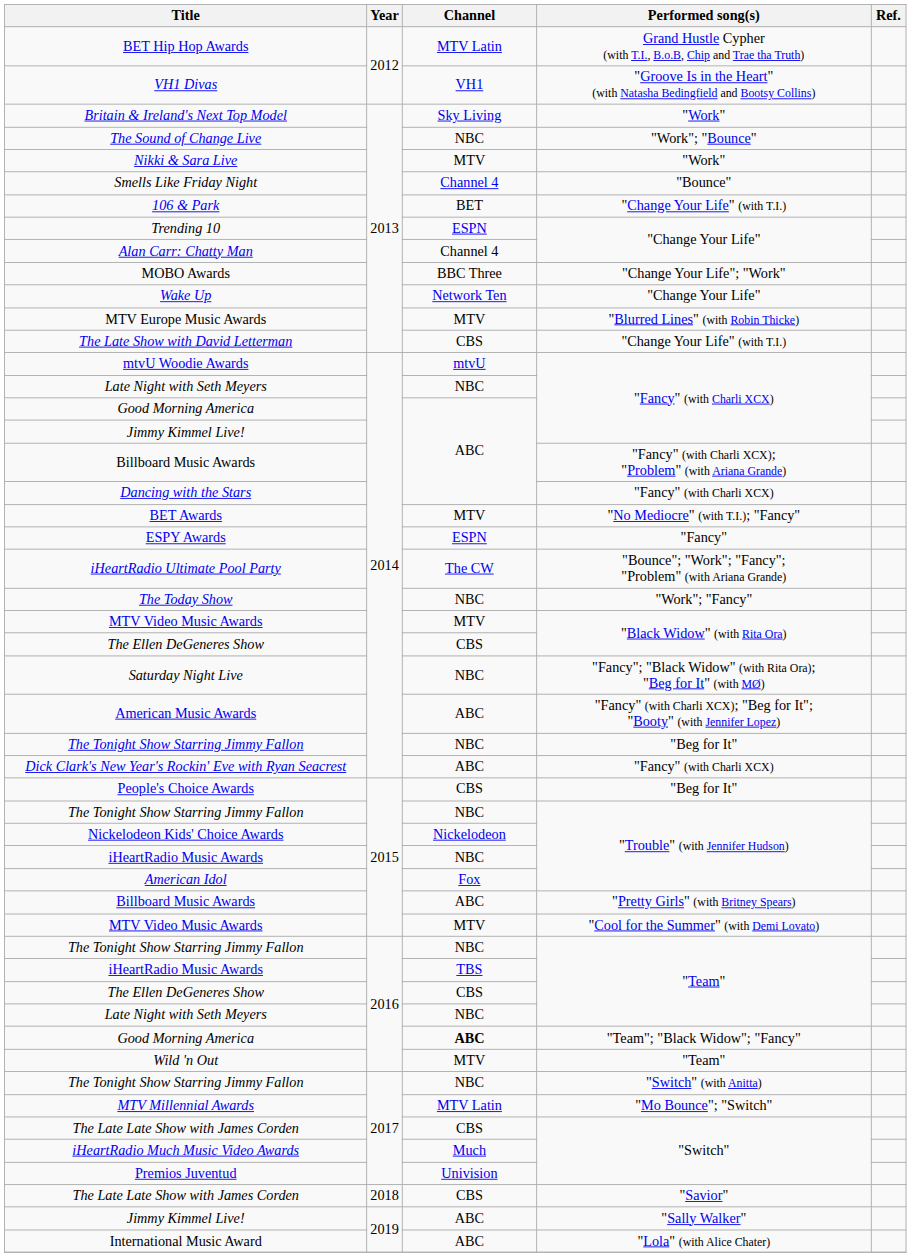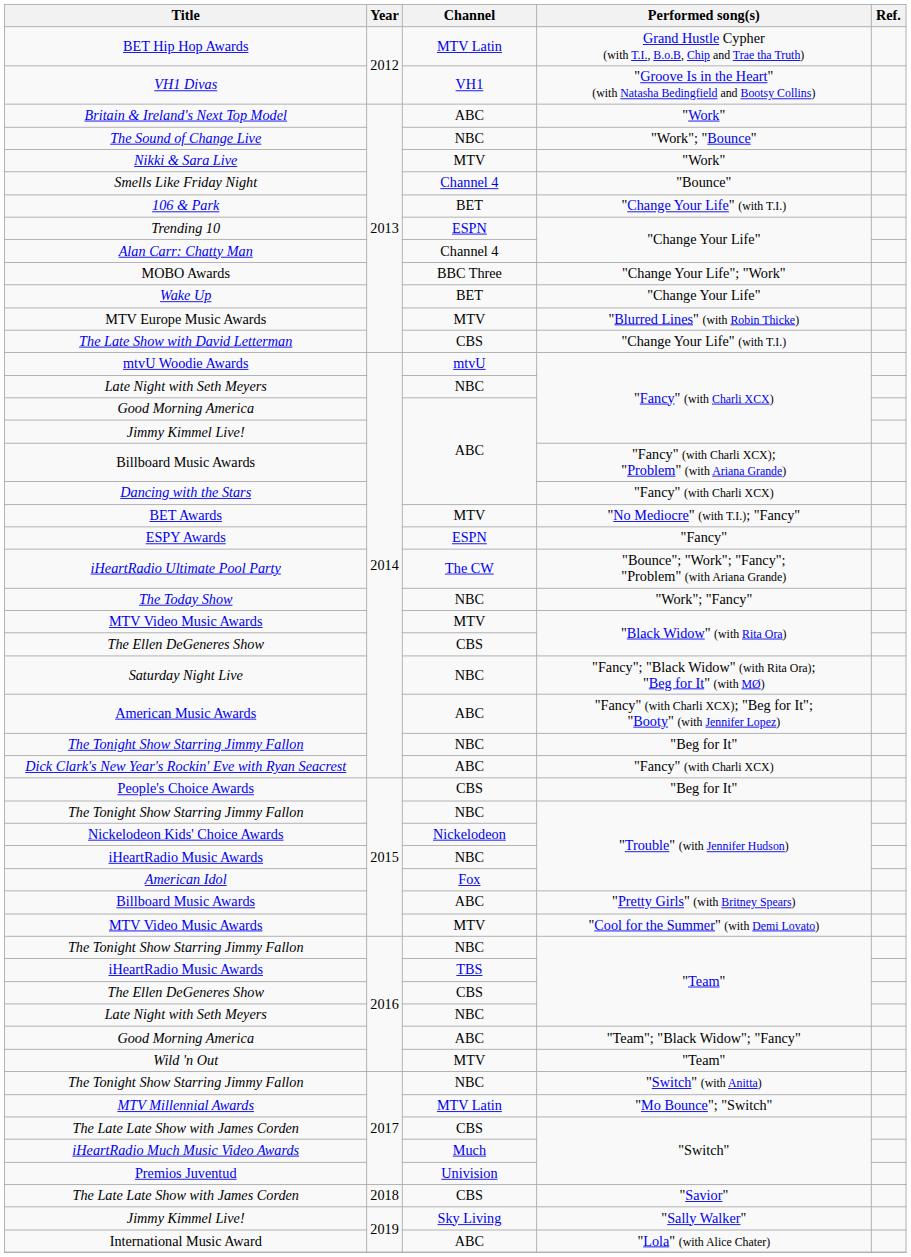(469, 115) Sky Living -> (469, 115) ABC
(469, 296) Network Ten -> (469, 296) BET
(469, 1037) bold -> (469, 1037) normal
(469, 1218) ABC -> (469, 1218) Sky Living
